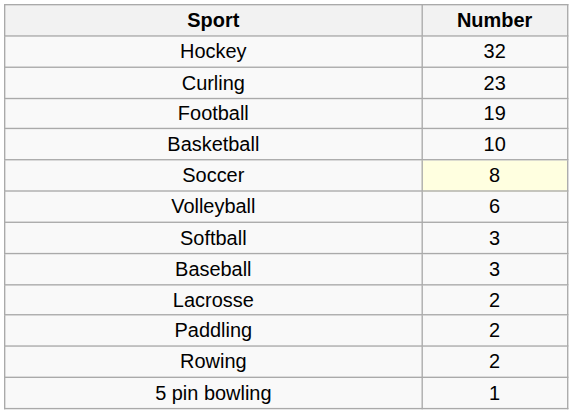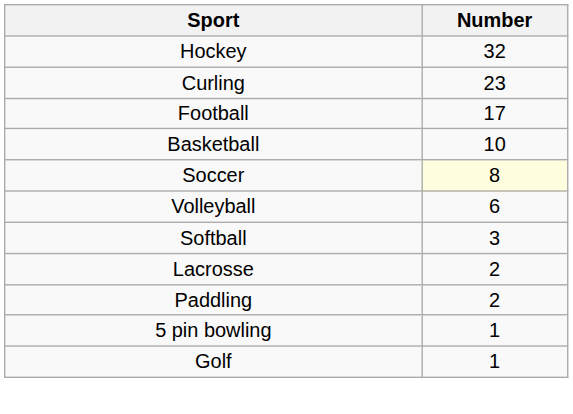(495, 113) 19 -> (495, 113) 17
- row: (213, 269)
- row: (213, 362)
+ row: (213, 362)
